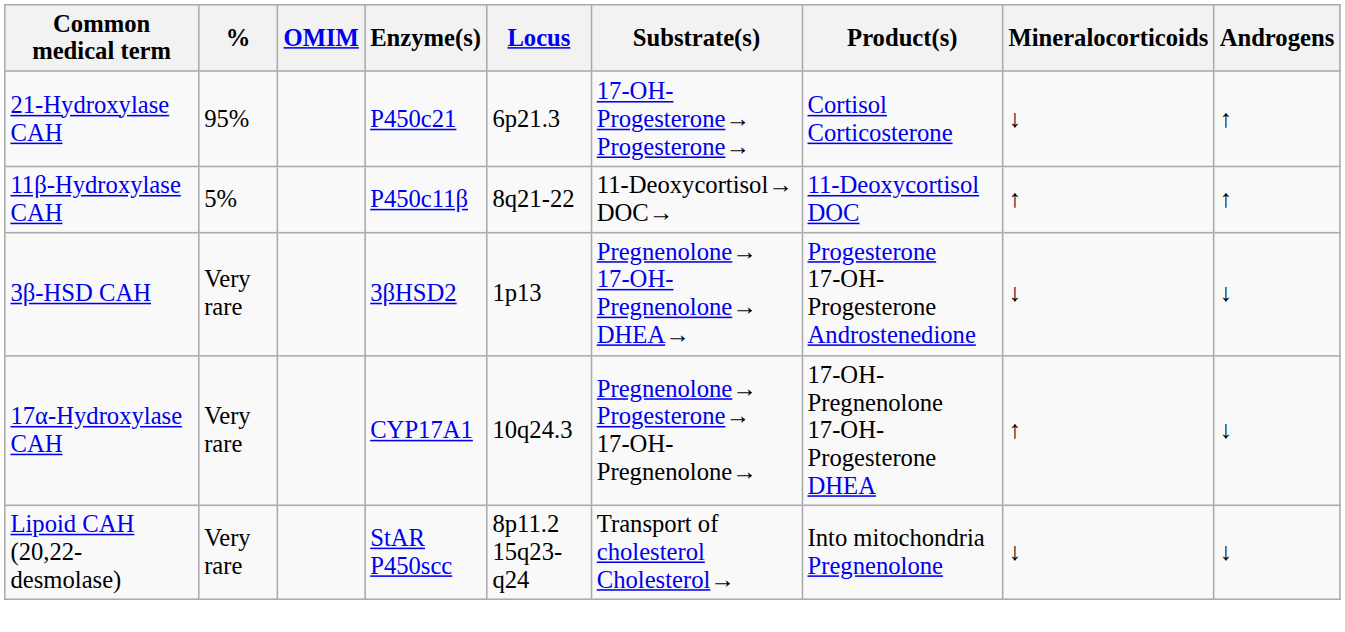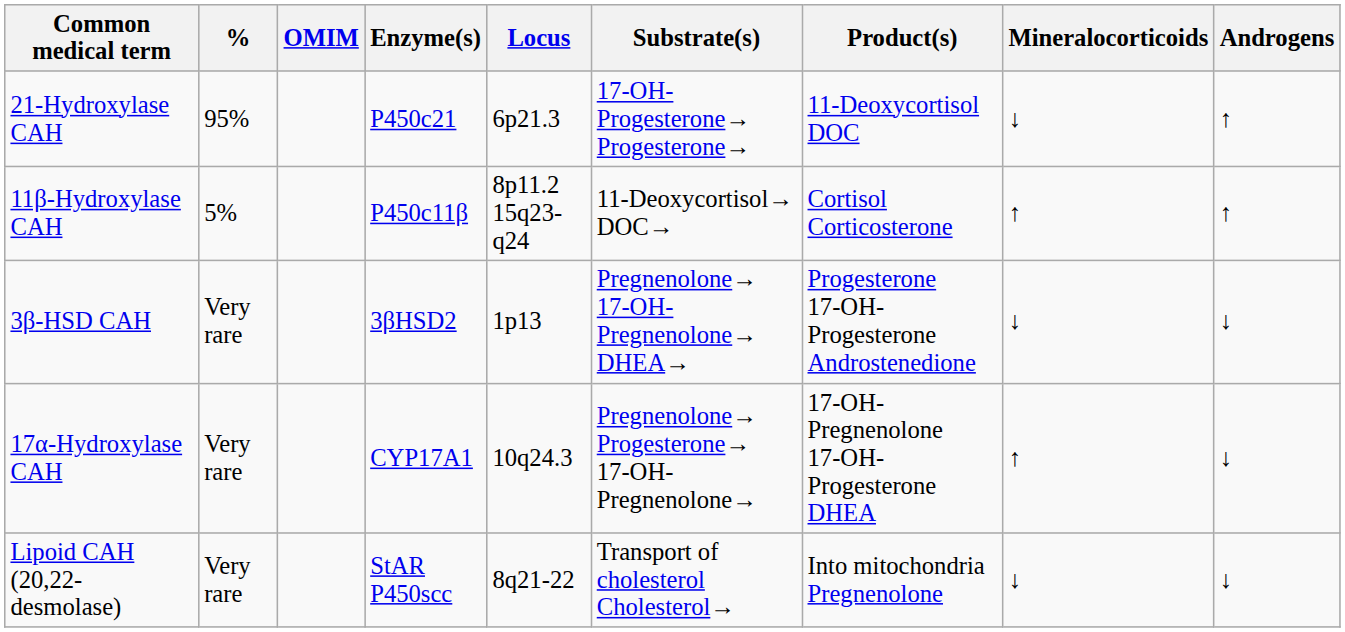(880, 118) Cortisol Corticosterone -> (893, 118) 11-Deoxycortisol DOC
(533, 199) 8q21-22 -> (527, 213) 8p11.2 15q23-q24
(893, 199) 11-Deoxycortisol DOC -> (880, 213) Cortisol Corticosterone
(527, 552) 8p11.2 15q23-q24 -> (533, 579) 8q21-22
